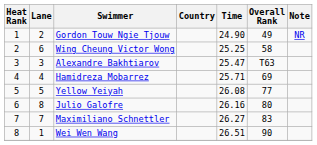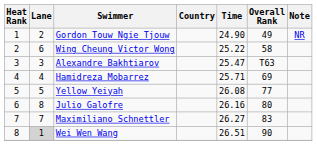(232, 49) 25.25 -> (232, 49) 25.22
(41, 133) no background -> (41, 133) lightgrey background
